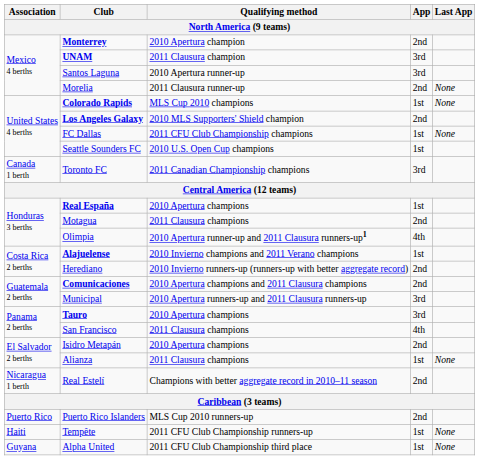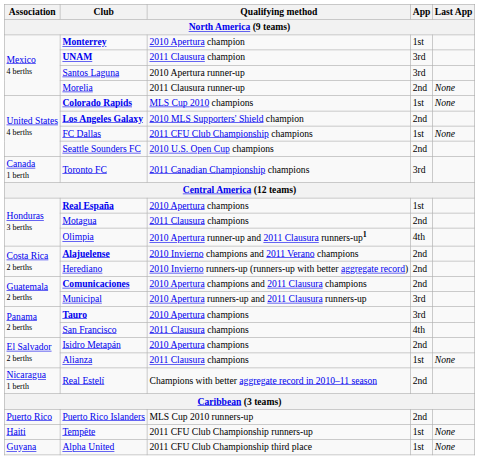(420, 42) 2nd -> (418, 42) 1st
(418, 149) 1st -> (420, 149) 2nd
(418, 253) 1st -> (420, 253) 2nd
